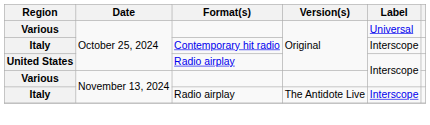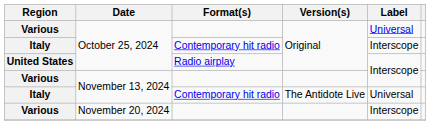(204, 95) Radio airplay -> (227, 95) Contemporary hit radio
(394, 95) Interscope -> (392, 95) Universal
+ row: (40, 111)
